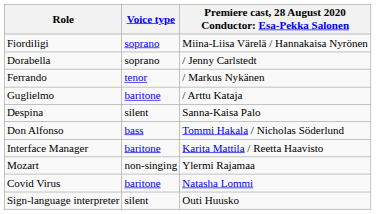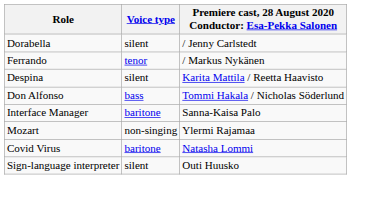- row: (28, 43)
(142, 60) soprano -> (136, 43) silent
- row: (31, 95)
(221, 113) Sanna-Kaisa Palo -> (253, 78) Karita Mattila / Reetta Haavisto
(253, 148) Karita Mattila / Reetta Haavisto -> (221, 113) Sanna-Kaisa Palo
